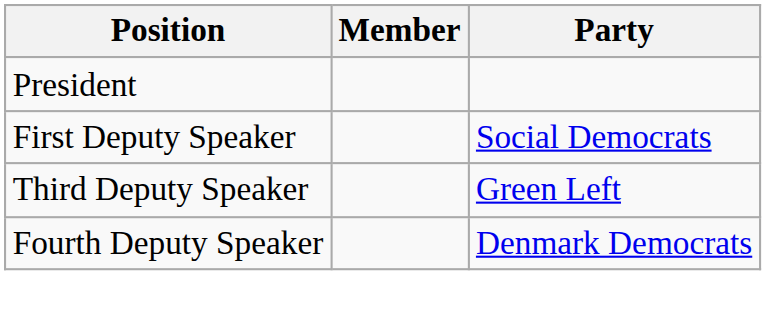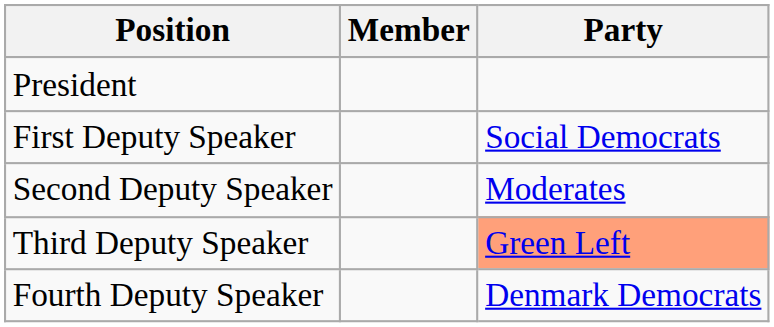+ row: (173, 189)
(548, 189) no background -> (558, 242) lightsalmon background
